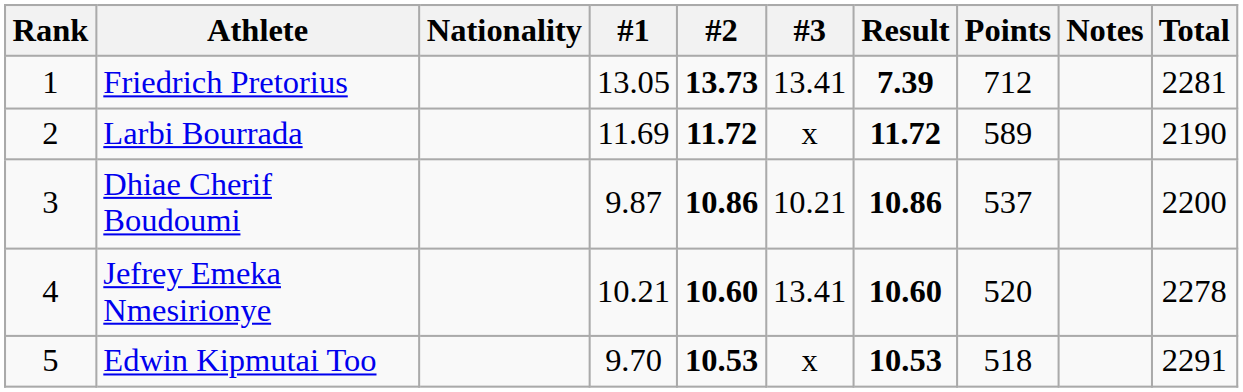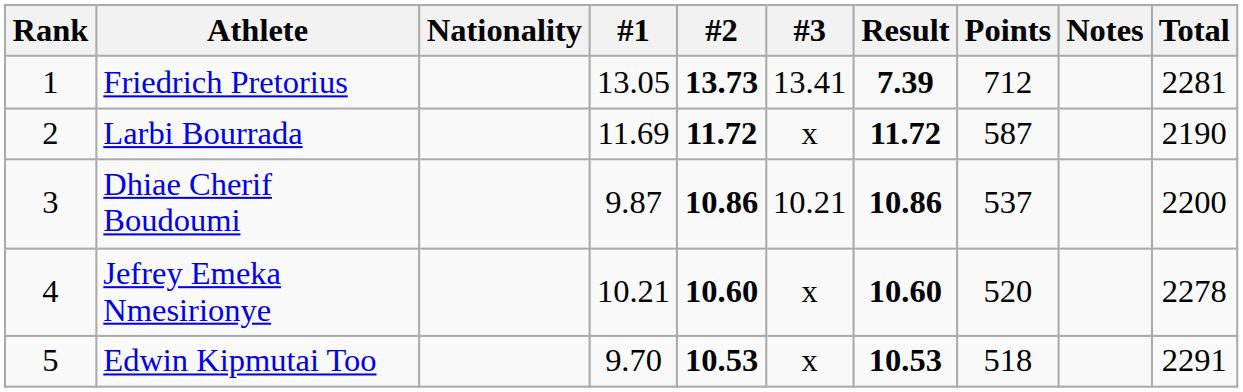(1008, 133) 589 -> (1008, 133) 587
(810, 291) 13.41 -> (810, 291) x
